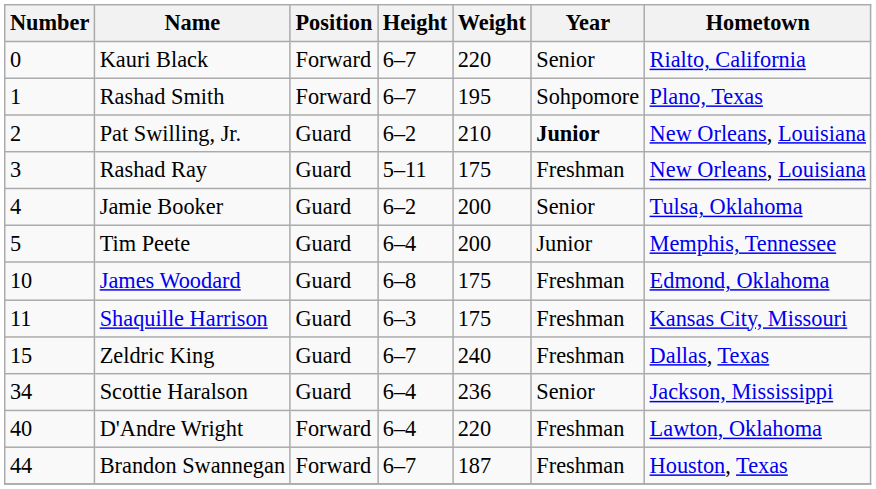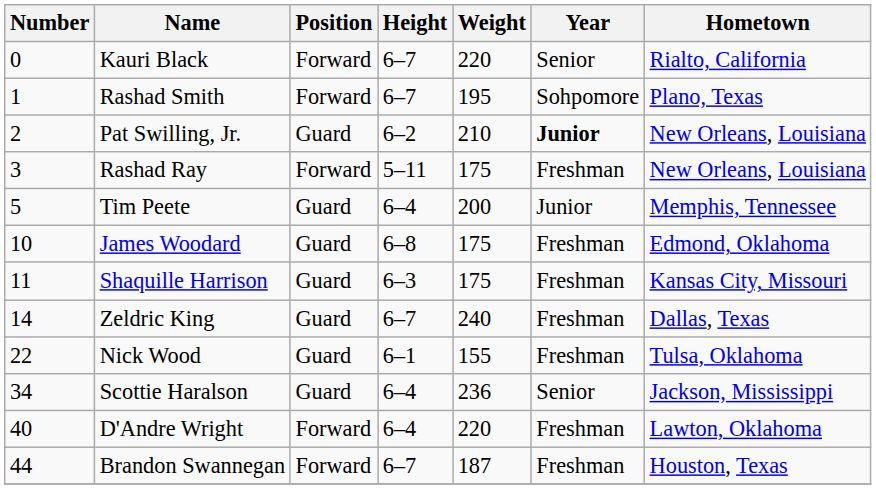(323, 170) Guard -> (333, 170) Forward
- row: (161, 207)
(21, 354) 15 -> (21, 317) 14
+ row: (150, 354)
